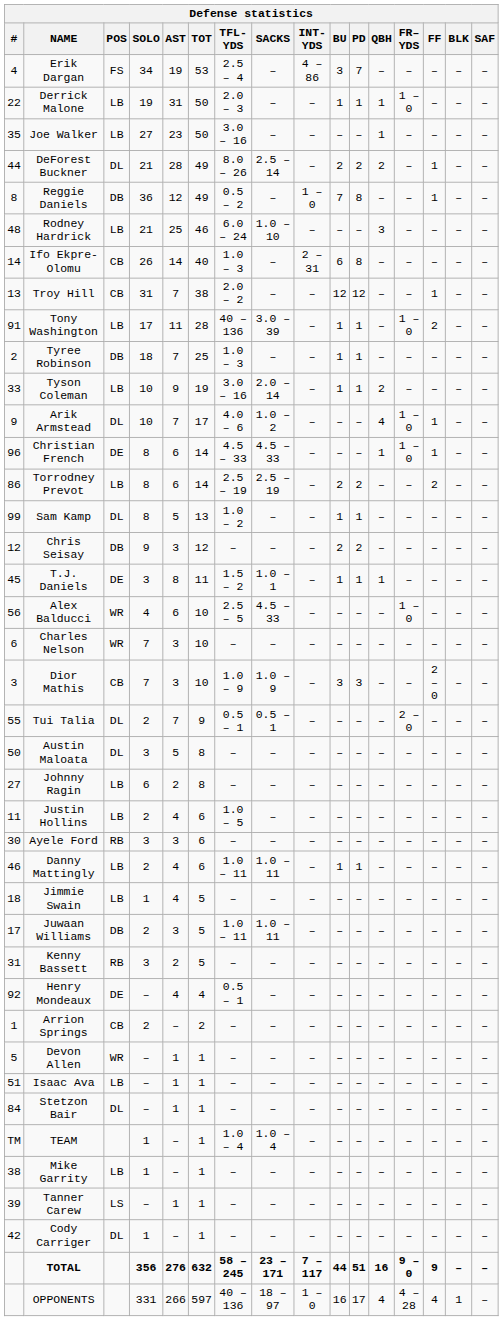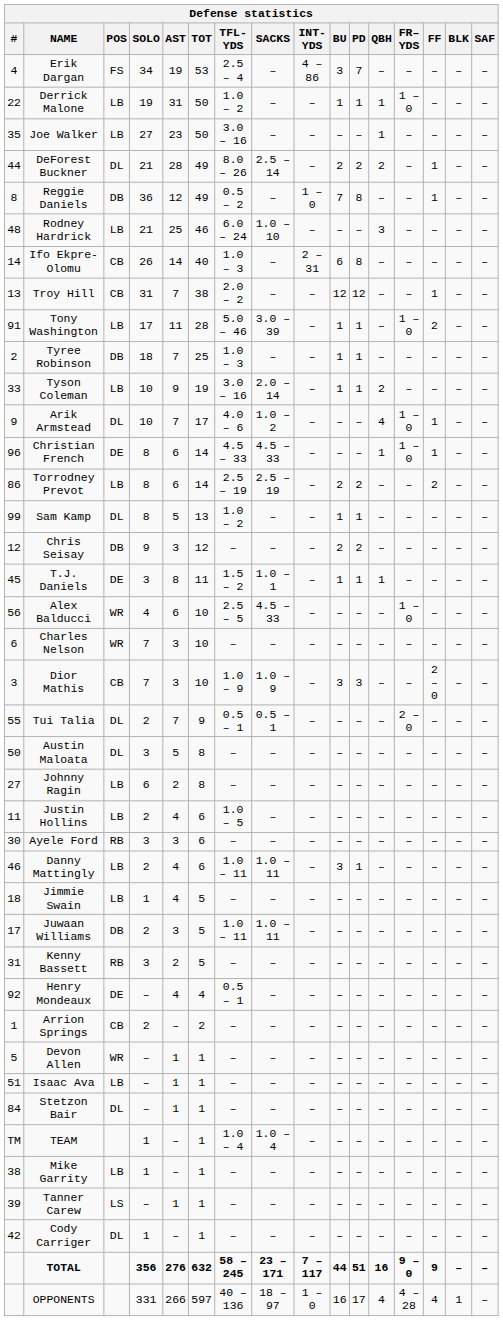(233, 103) 2.0 – 3 -> (233, 103) 1.0 – 2
(233, 326) 40 – 136 -> (233, 326) 5.0 – 46
(340, 867) 1 -> (340, 867) 3
